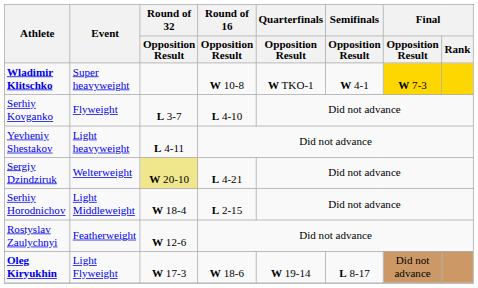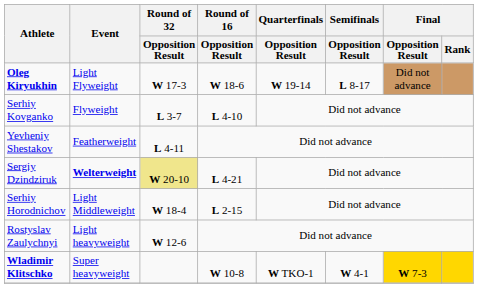rows swapped: (32, 267) <-> (30, 79)
(101, 142) Light heavyweight -> (104, 142) Featherweight
(102, 173) normal -> (104, 173) bold
(104, 236) Featherweight -> (101, 236) Light heavyweight
